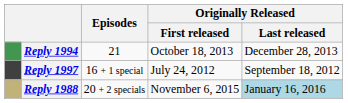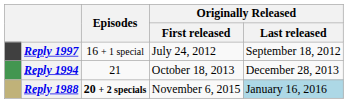rows swapped: (51, 70) <-> (51, 51)
(114, 88) normal -> (115, 88) bold
